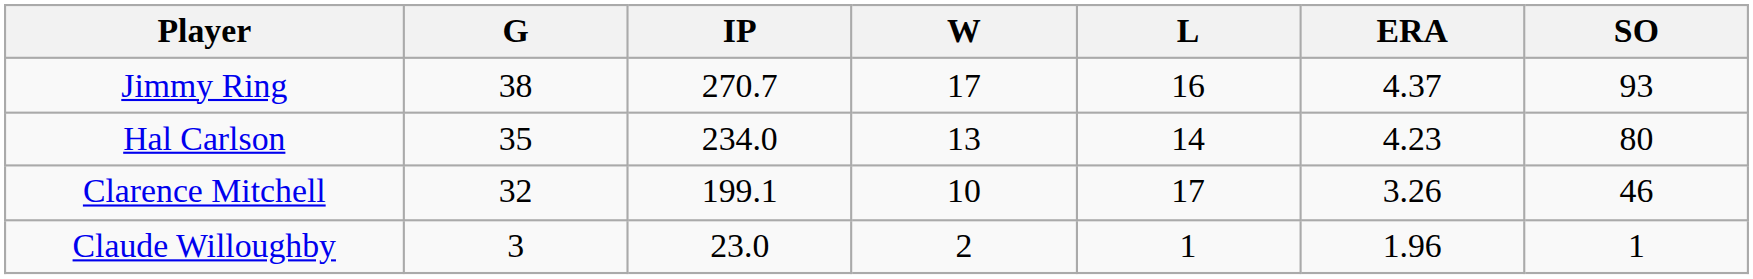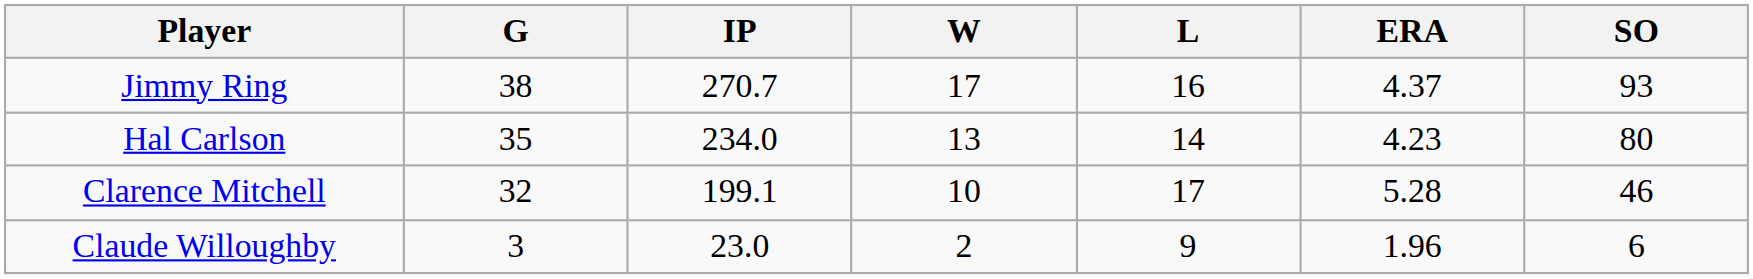(1412, 191) 3.26 -> (1412, 191) 5.28
(1188, 245) 1 -> (1188, 245) 9
(1636, 245) 1 -> (1636, 245) 6
